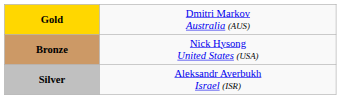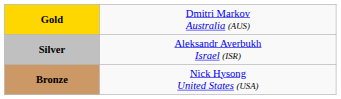rows swapped: (52, 79) <-> (52, 49)
